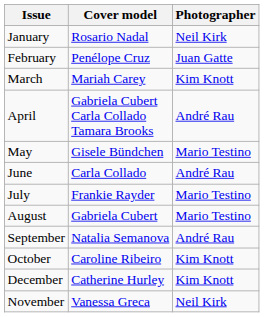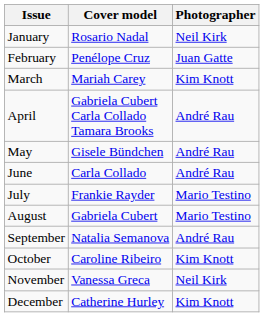(213, 151) Mario Testino -> (205, 151) André Rau
rows swapped: (36, 301) <-> (35, 279)
